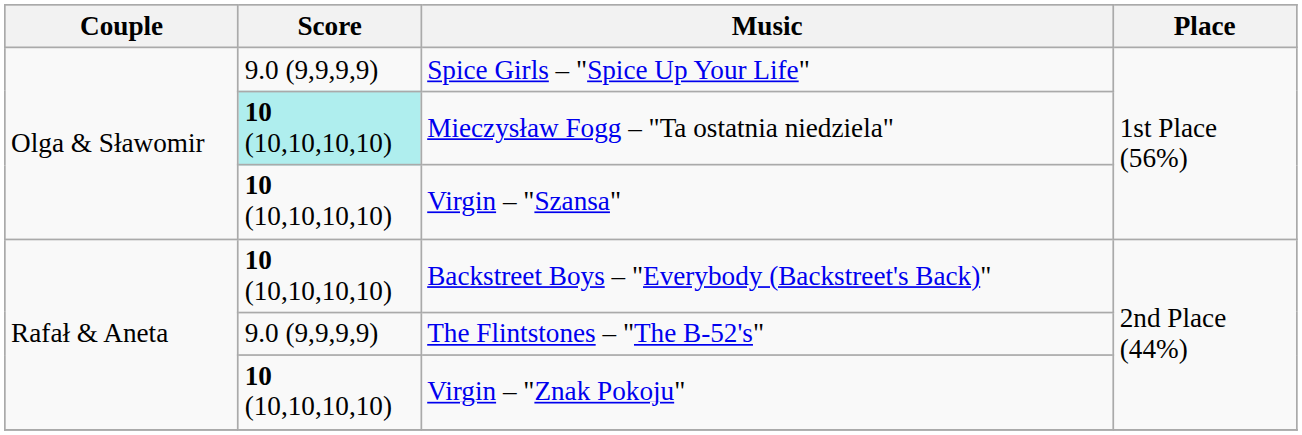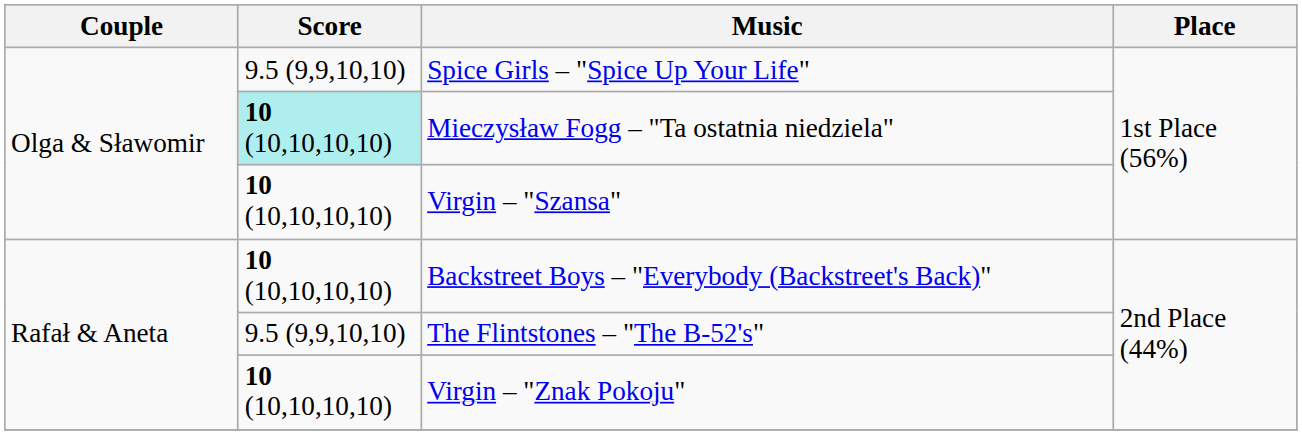(312, 69) 9.0 (9,9,9,9) -> (325, 69) 9.5 (9,9,10,10)
(312, 333) 9.0 (9,9,9,9) -> (325, 333) 9.5 (9,9,10,10)
